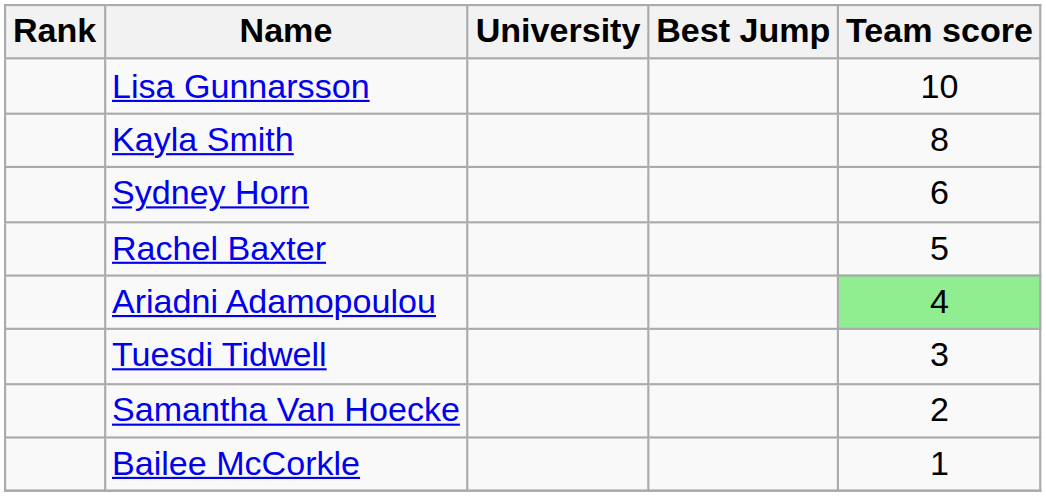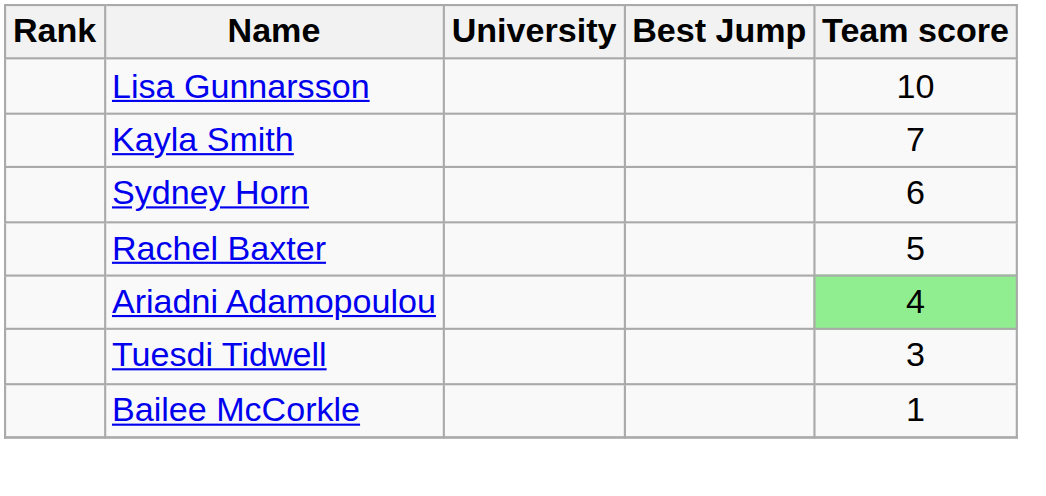(940, 139) 8 -> (916, 139) 7
- row: (286, 409)
